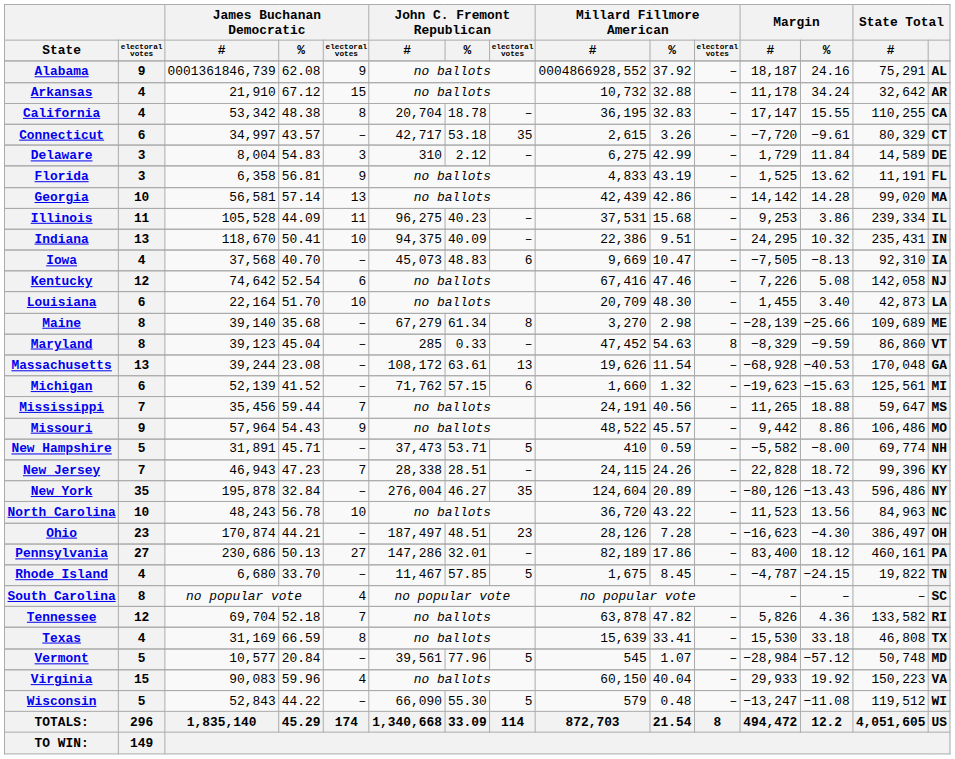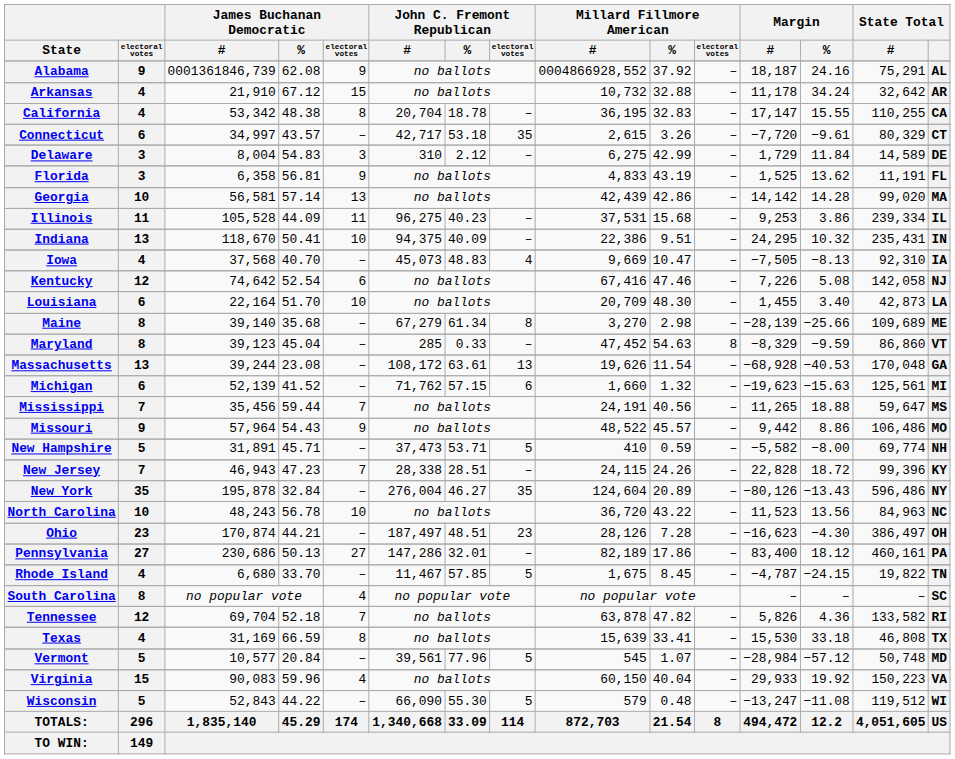(528, 261) 6 -> (528, 261) 4
